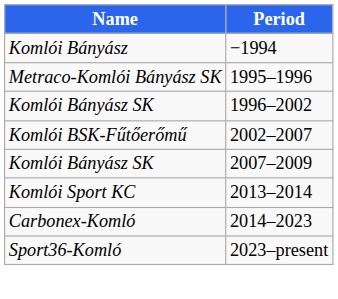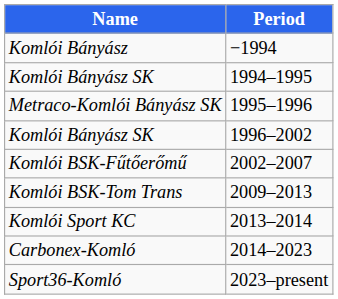+ row: (271, 76)
- row: (271, 163)
+ row: (271, 192)
